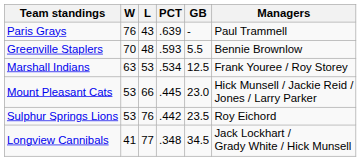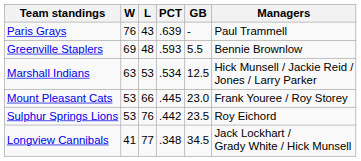(130, 49) 70 -> (130, 49) 69
(281, 67) Frank Youree / Roy Storey -> (284, 73) Hick Munsell / Jackie Reid / Jones / Larry Parker
(284, 91) Hick Munsell / Jackie Reid / Jones / Larry Parker -> (281, 98) Frank Youree / Roy Storey
